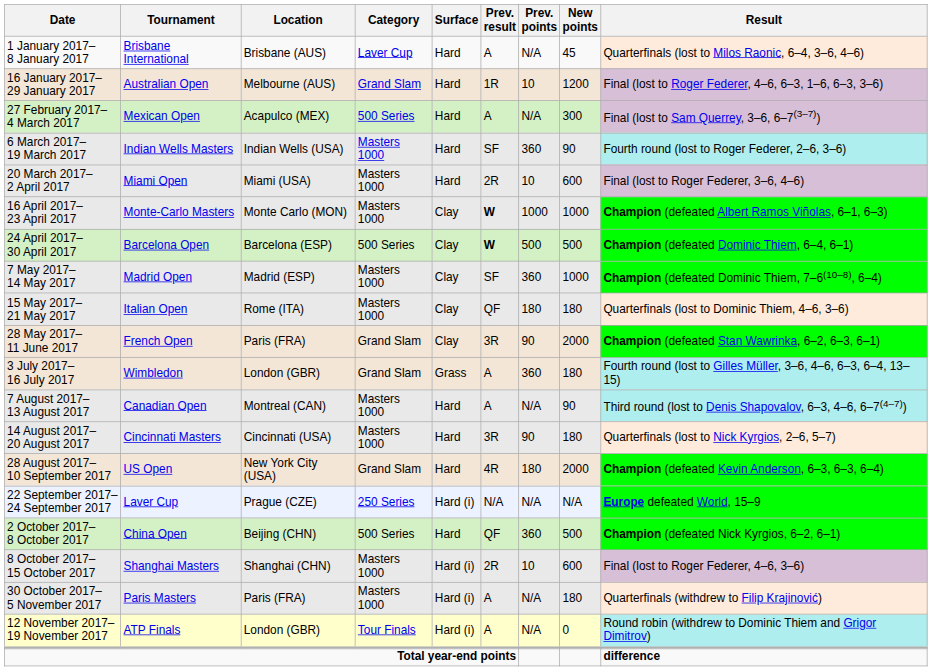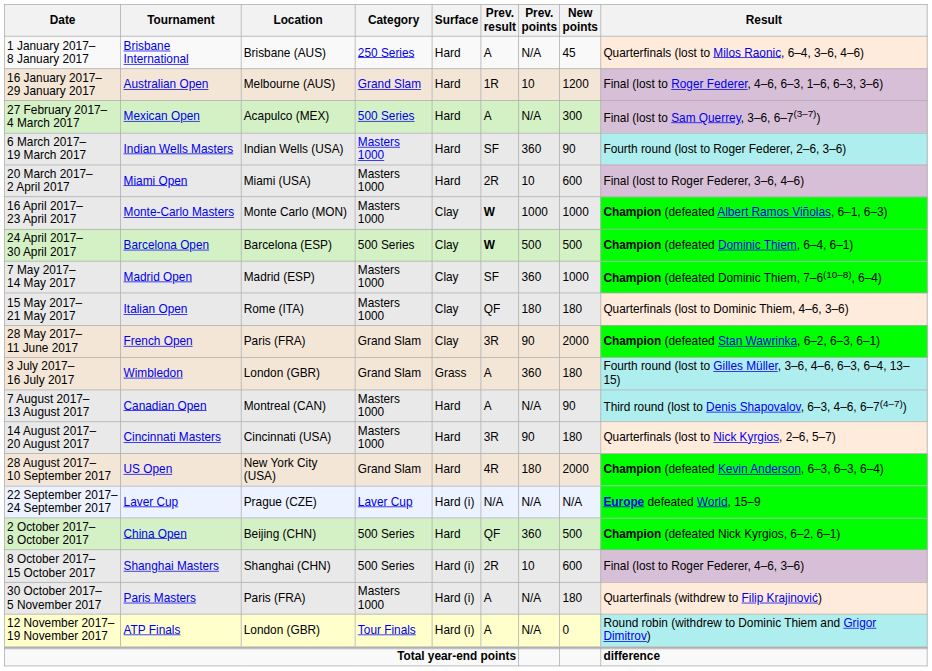(385, 52) Laver Cup -> (386, 52) 250 Series
(386, 502) 250 Series -> (385, 502) Laver Cup
(379, 566) Masters 1000 -> (386, 566) 500 Series
